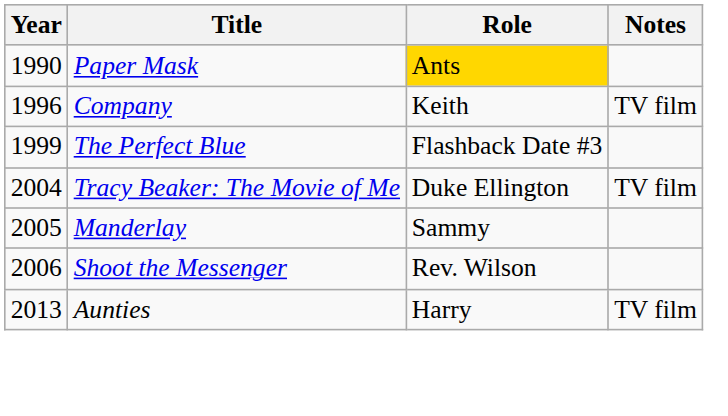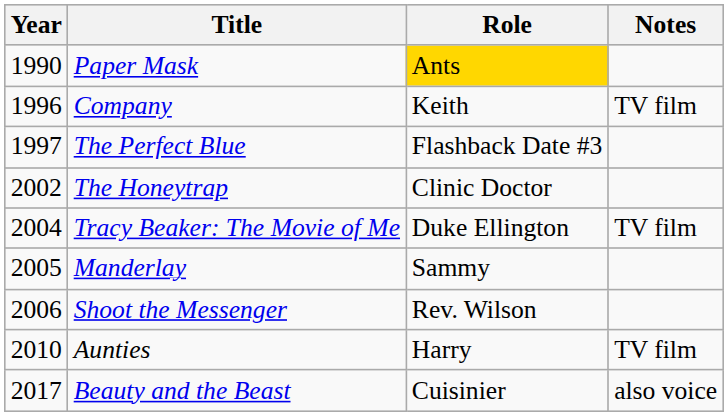(36, 146) 1999 -> (36, 146) 1997
+ row: (151, 187)
(36, 308) 2013 -> (36, 349) 2010
+ row: (182, 390)
